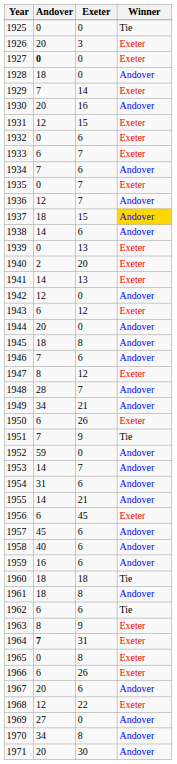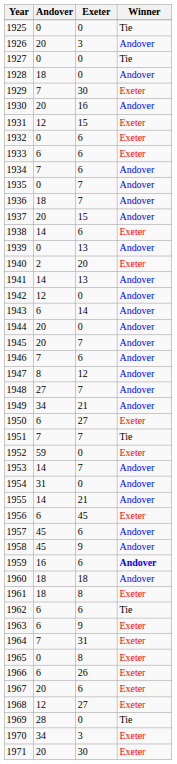(132, 43) Exeter -> (137, 43) Andover
(38, 59) bold -> (38, 59) normal
(132, 59) Exeter -> (126, 59) Tie
(83, 91) 14 -> (83, 91) 30
(80, 153) 7 -> (80, 153) 6
(132, 185) Exeter -> (137, 185) Andover
(41, 201) 12 -> (41, 201) 18
(41, 216) 18 -> (41, 216) 20
(137, 216) gold background -> (137, 216) no background
(137, 232) Andover -> (132, 232) Exeter
(132, 248) Exeter -> (137, 248) Andover
(132, 279) Exeter -> (137, 279) Andover
(83, 311) 12 -> (83, 311) 14
(132, 311) Exeter -> (137, 311) Andover
(41, 342) 18 -> (41, 342) 20
(80, 342) 8 -> (80, 342) 7
(132, 374) Exeter -> (137, 374) Andover
(41, 389) 28 -> (41, 389) 27
(83, 421) 26 -> (83, 421) 27
(80, 437) 9 -> (80, 437) 7
(137, 452) Andover -> (132, 452) Exeter
(80, 484) 6 -> (80, 484) 0
(41, 547) 40 -> (41, 547) 45
(80, 547) 6 -> (80, 547) 9
(137, 563) normal -> (138, 563) bold
(126, 578) Tie -> (137, 578) Andover
(137, 594) Andover -> (132, 594) Exeter
(38, 625) 8 -> (38, 625) 6
(38, 641) bold -> (38, 641) normal
(137, 688) Andover -> (132, 688) Exeter
(83, 704) 22 -> (83, 704) 27
(41, 720) 27 -> (41, 720) 28
(137, 720) Andover -> (126, 720) Tie
(80, 736) 8 -> (80, 736) 3
(137, 736) Andover -> (132, 736) Exeter
(137, 751) Andover -> (132, 751) Exeter
